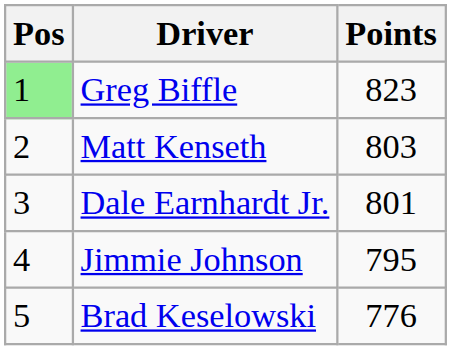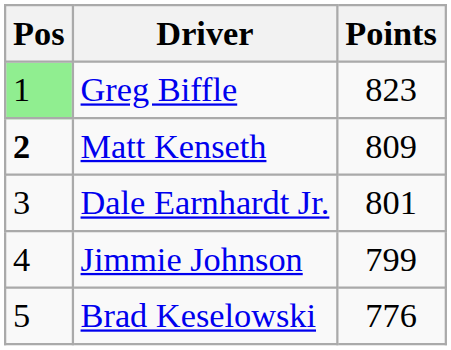(22, 146) normal -> (22, 146) bold
(391, 146) 803 -> (391, 146) 809
(391, 259) 795 -> (391, 259) 799
